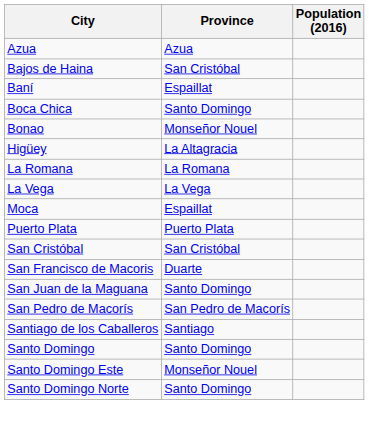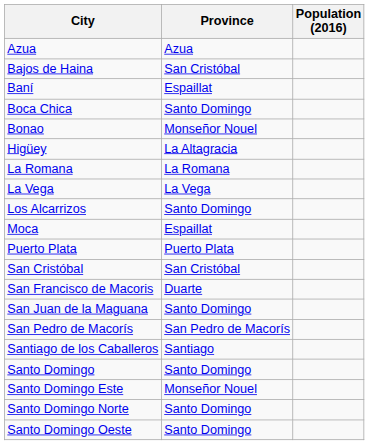+ row: (47, 209)
+ row: (69, 429)
